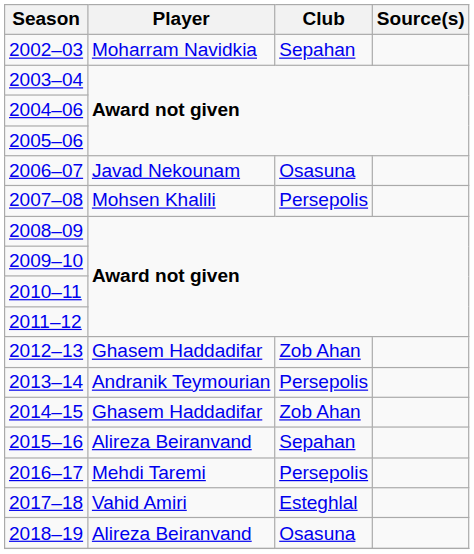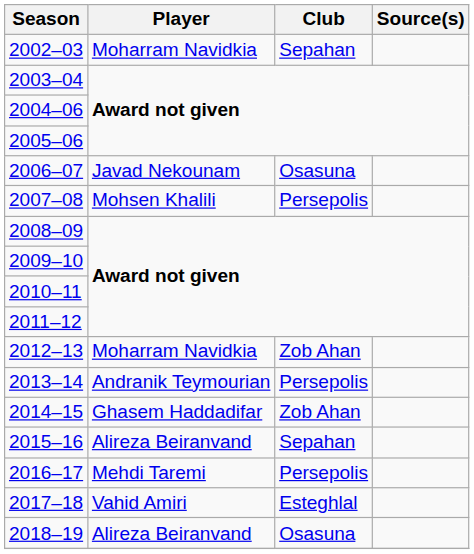(177, 351) Ghasem Haddadifar -> (174, 351) Moharram Navidkia
